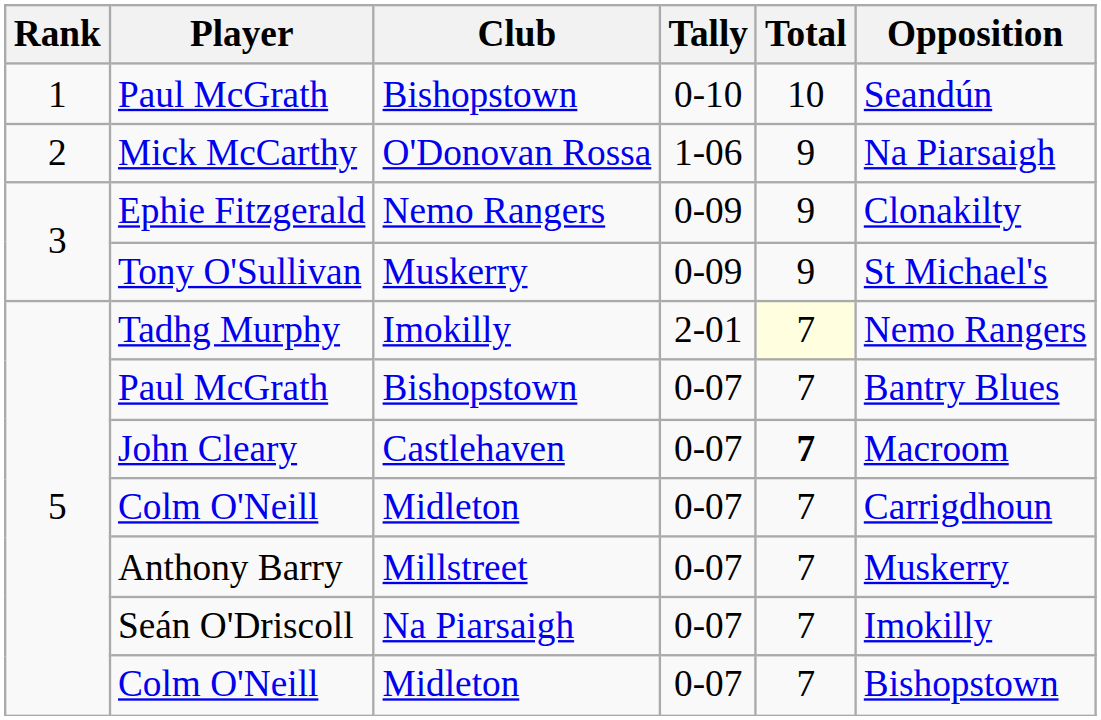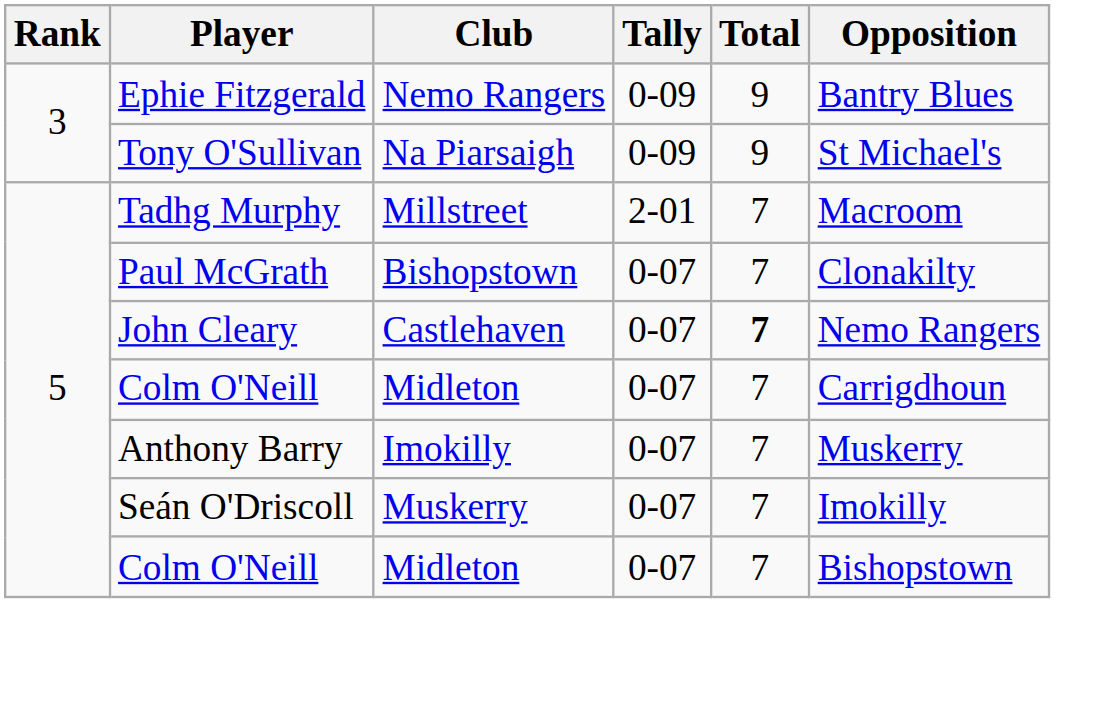- row: (223, 93)
- row: (238, 152)
(943, 211) Clonakilty -> (916, 93) Bantry Blues
(455, 270) Muskerry -> (478, 152) Na Piarsaigh
(447, 329) Imokilly -> (455, 211) Millstreet
(806, 329) lightyellow background -> (760, 211) no background
(975, 329) Nemo Rangers -> (890, 211) Macroom
(962, 388) Bantry Blues -> (896, 270) Clonakilty
(936, 447) Macroom -> (929, 329) Nemo Rangers
(455, 566) Millstreet -> (447, 447) Imokilly
(478, 625) Na Piarsaigh -> (455, 507) Muskerry
